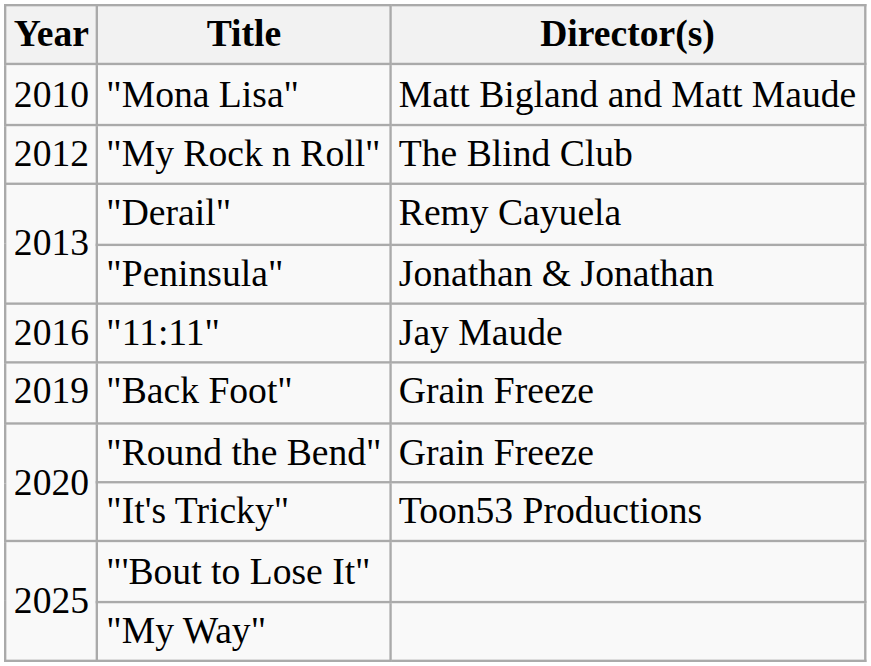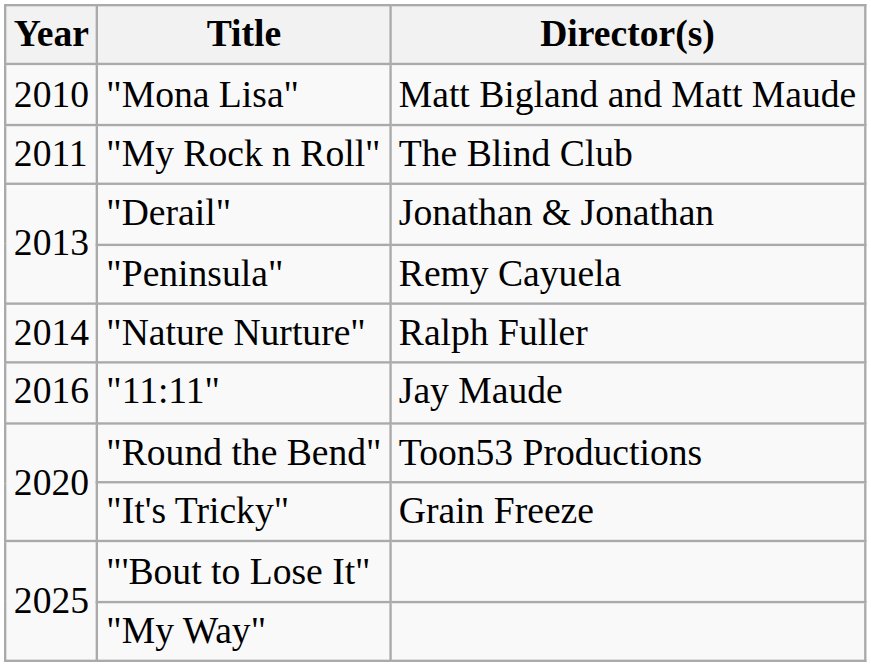(51, 153) 2012 -> (51, 153) 2011
(510, 213) Remy Cayuela -> (556, 213) Jonathan & Jonathan
(556, 272) Jonathan & Jonathan -> (510, 272) Remy Cayuela
+ row: (236, 332)
- row: (200, 392)
(496, 451) Grain Freeze -> (551, 451) Toon53 Productions
(551, 511) Toon53 Productions -> (496, 511) Grain Freeze
